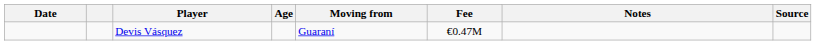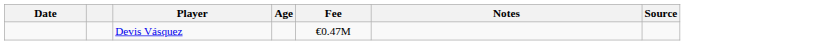- column: (361, 13)
